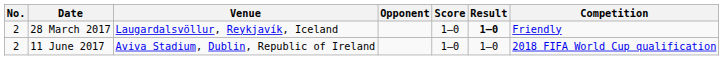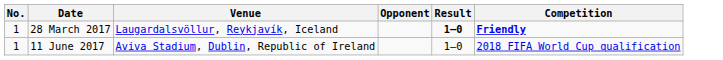- column: (450, 13)
(16, 30) 2 -> (16, 30) 1
(537, 30) normal -> (501, 30) bold
(16, 46) 2 -> (16, 46) 1
